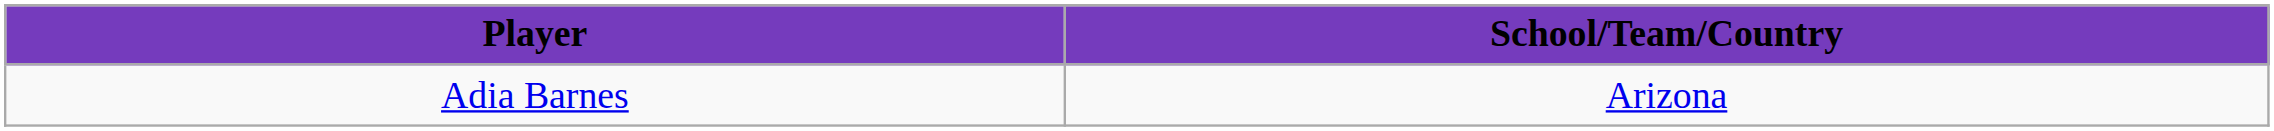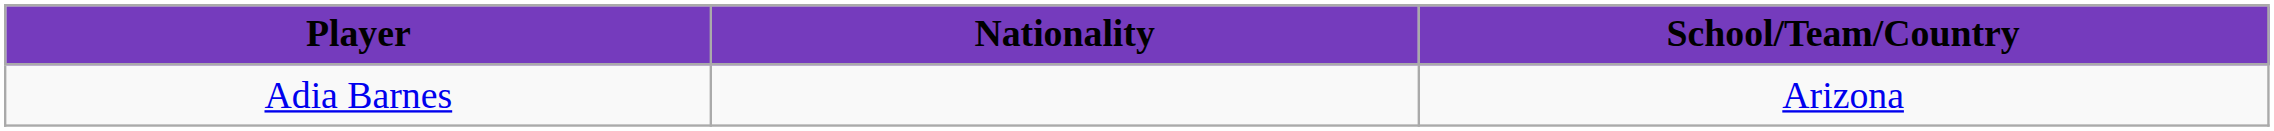+ column: (1065, 34)
